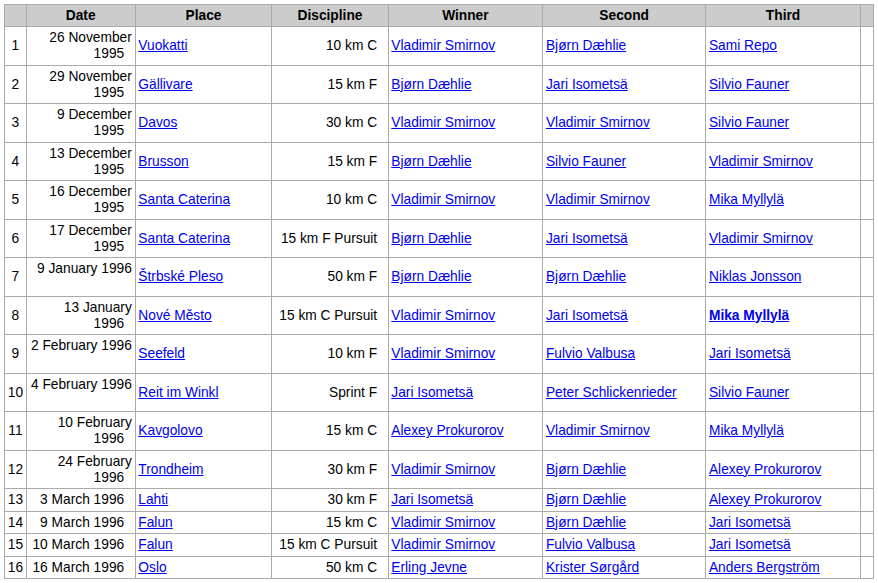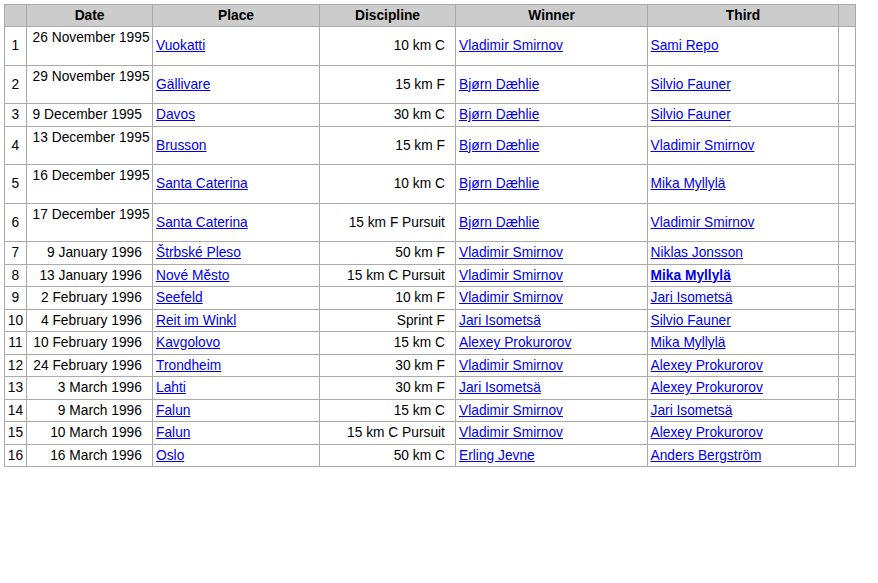- column: (624, 15)
(443, 122) Vladimir Smirnov -> (499, 114) Bjørn Dæhlie
(443, 200) Vladimir Smirnov -> (499, 184) Bjørn Dæhlie
(431, 276) Bjørn Dæhlie -> (511, 252) Vladimir Smirnov
(750, 544) Jari Isometsä -> (707, 432) Alexey Prokurorov
